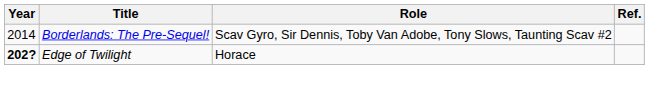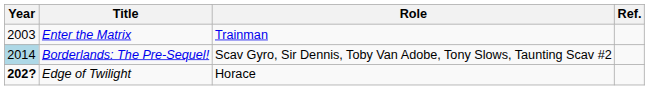+ row: (87, 34)
(21, 34) no background -> (21, 54) lightblue background
